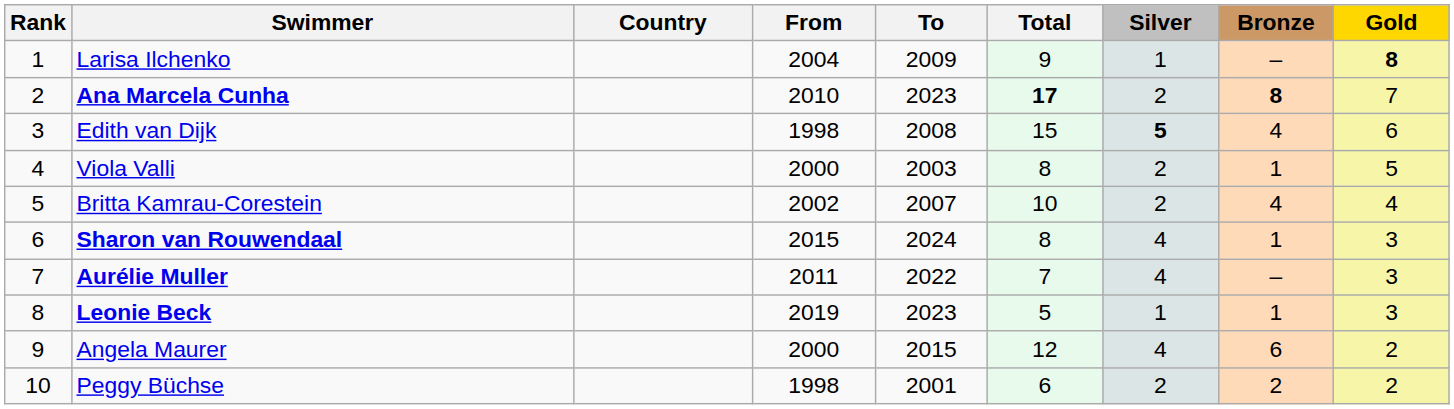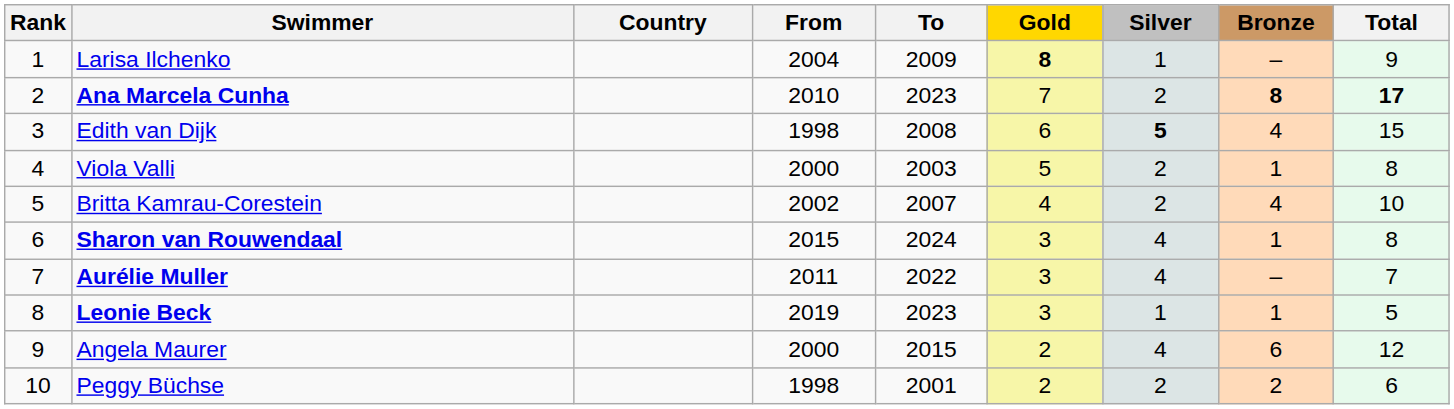columns swapped: (1392, 22) <-> (1045, 22)
